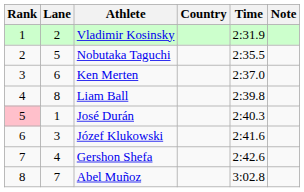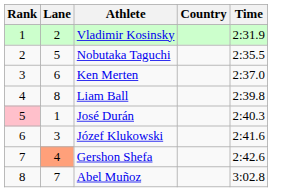- column: (284, 14)
(57, 156) no background -> (57, 156) lightsalmon background
